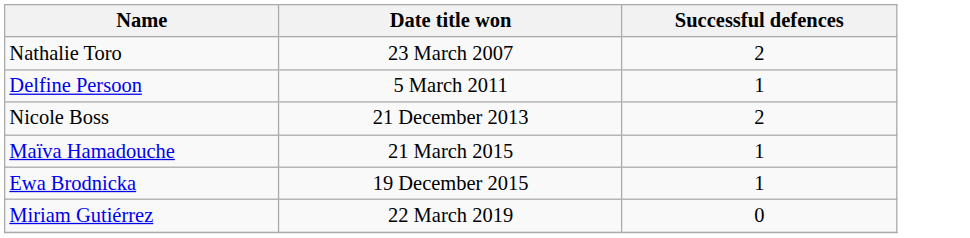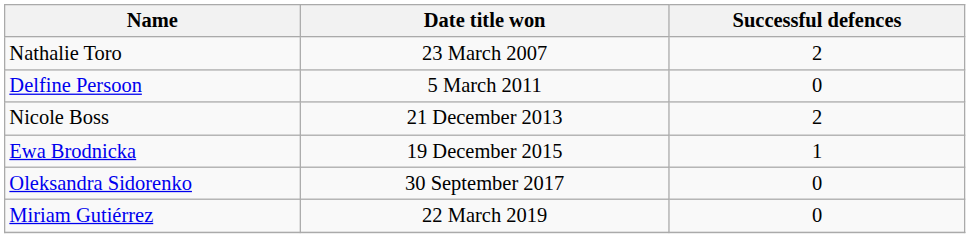(759, 85) 1 -> (817, 85) 0
- row: (92, 150)
+ row: (101, 183)
